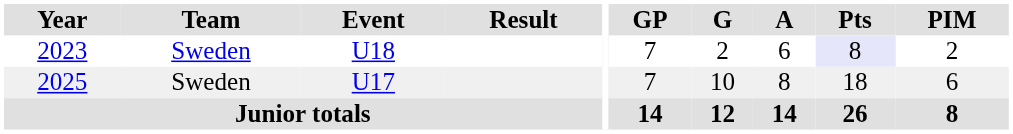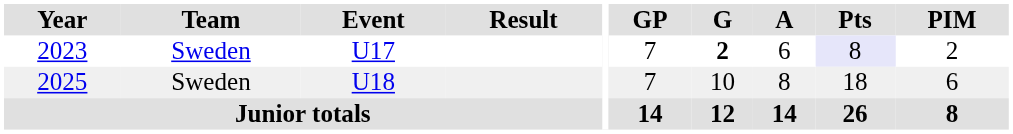(373, 50) U18 -> (373, 50) U17
(722, 50) normal -> (722, 50) bold
(373, 82) U17 -> (373, 82) U18
